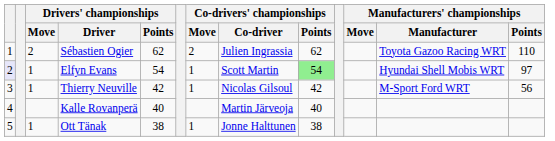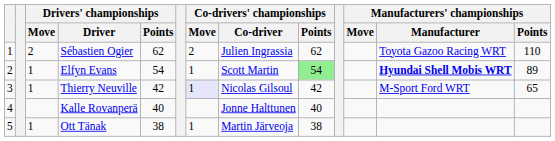(10, 70) lavender background -> (10, 70) no background
(442, 70) normal -> (445, 70) bold
(527, 70) 97 -> (532, 70) 89
(191, 88) no background -> (191, 88) lavender background
(527, 88) 56 -> (532, 88) 65
(257, 107) Martin Järveoja -> (258, 107) Jonne Halttunen
(258, 126) Jonne Halttunen -> (257, 126) Martin Järveoja
